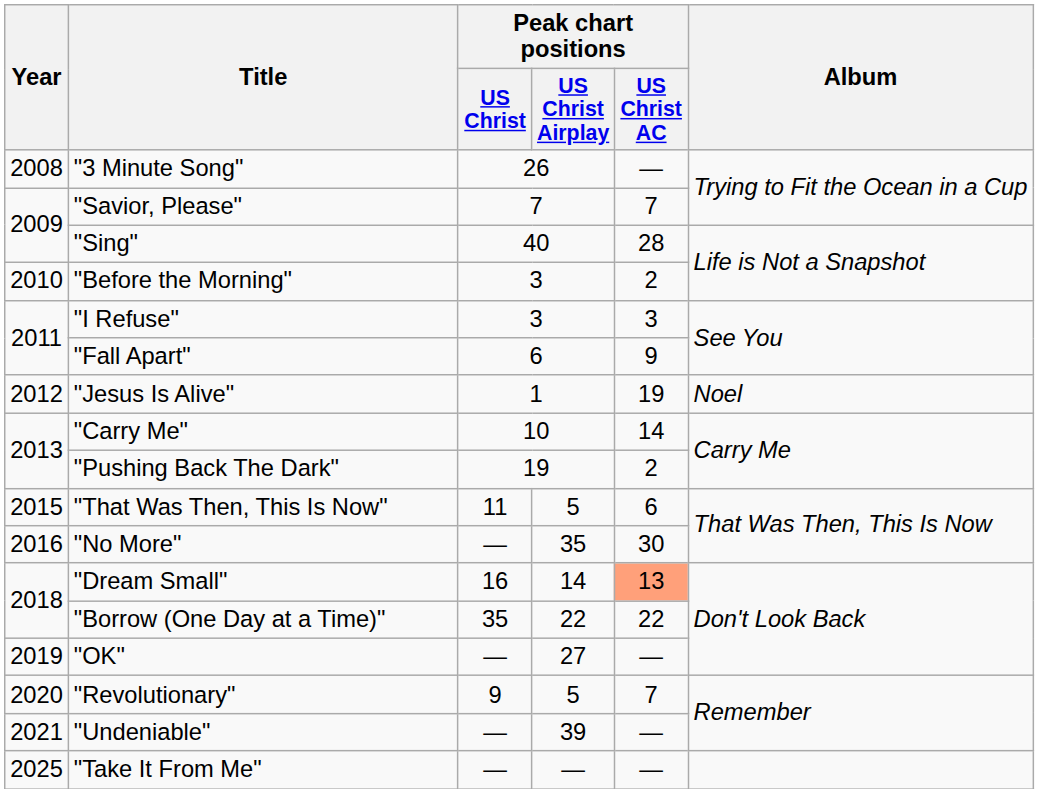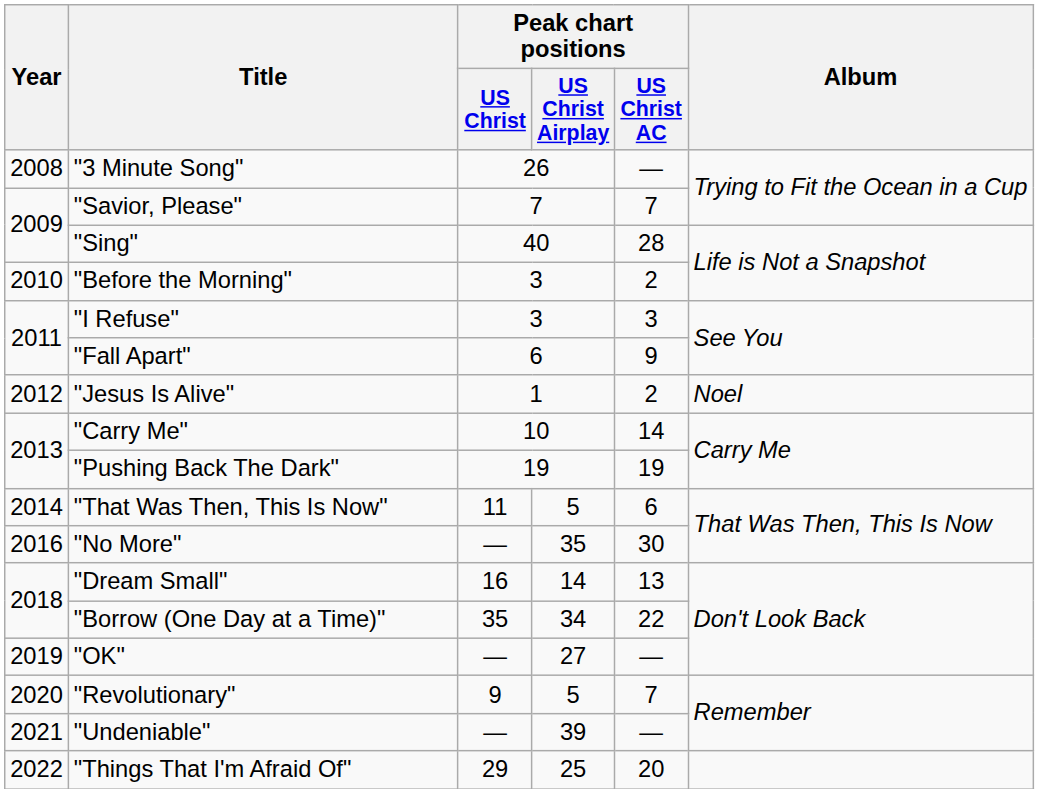(651, 393) 19 -> (651, 393) 2
(651, 468) 2 -> (651, 468) 19
(37, 506) 2015 -> (37, 506) 2014
(651, 581) lightsalmon background -> (651, 581) no background
(573, 619) 22 -> (573, 619) 34
+ row: (213, 769)
- row: (168, 769)
